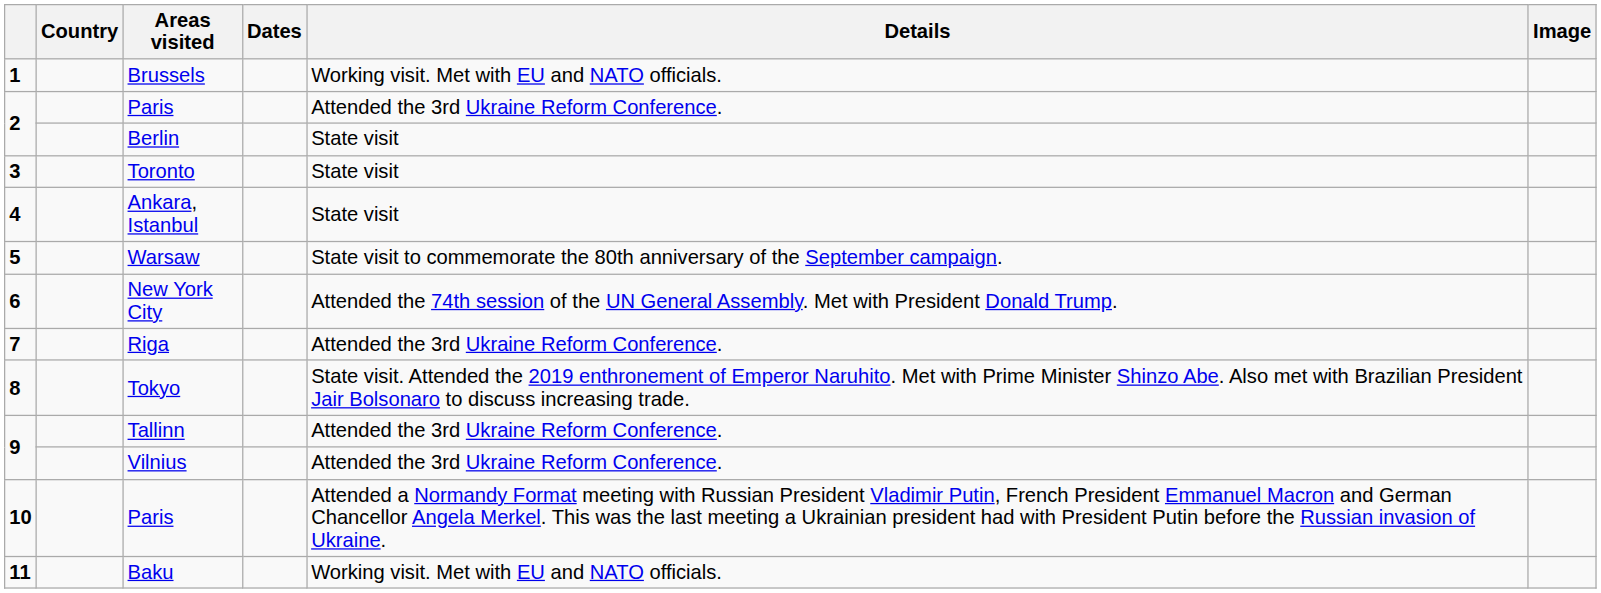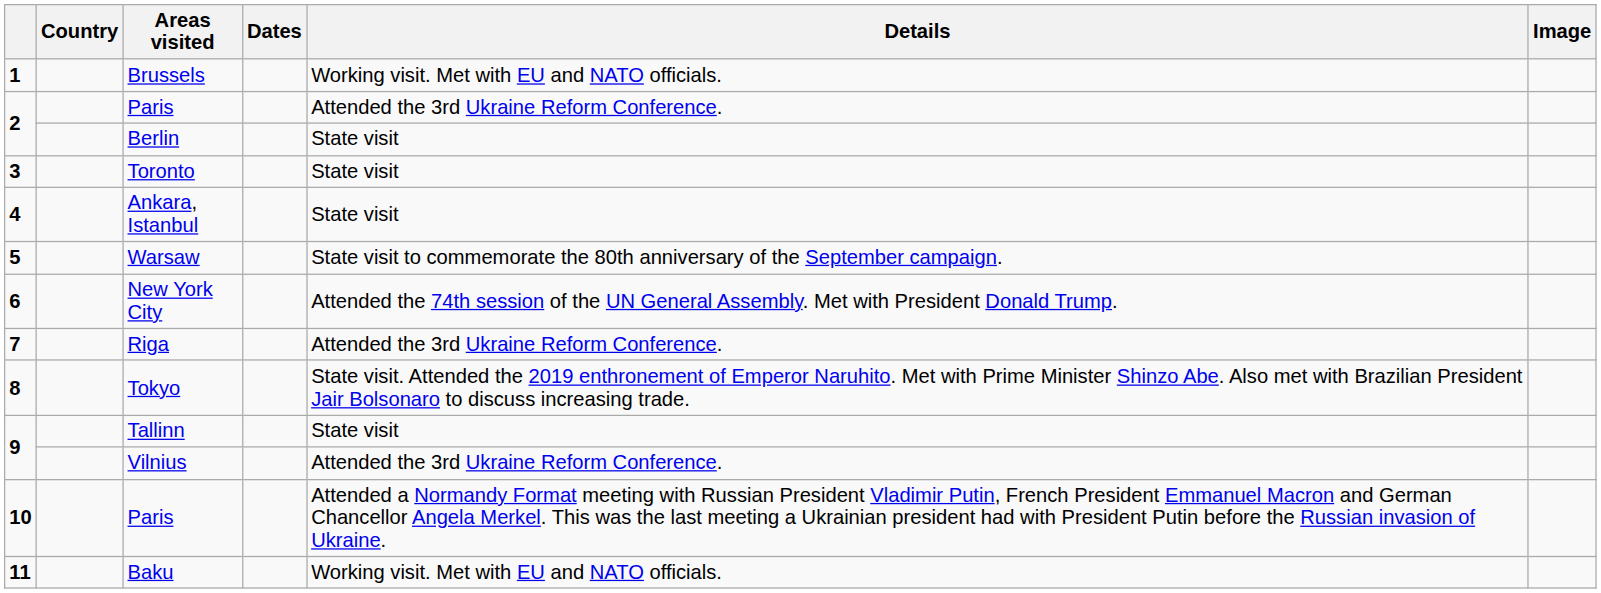(517, 430) Attended the 3rd Ukraine Reform Conference. -> (355, 430) State visit
